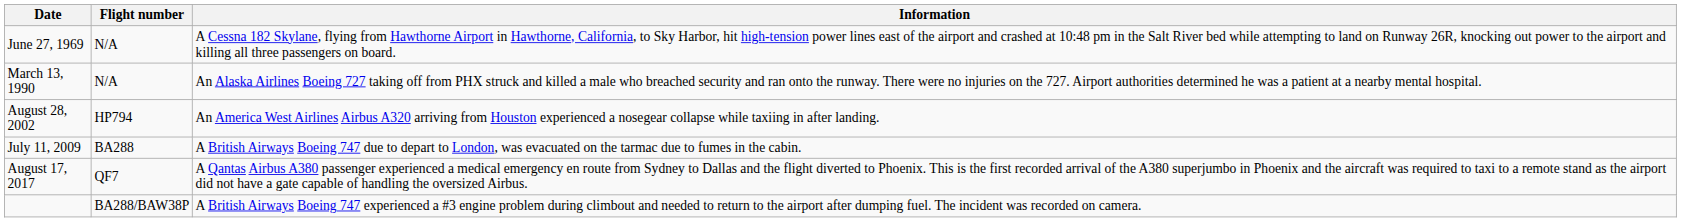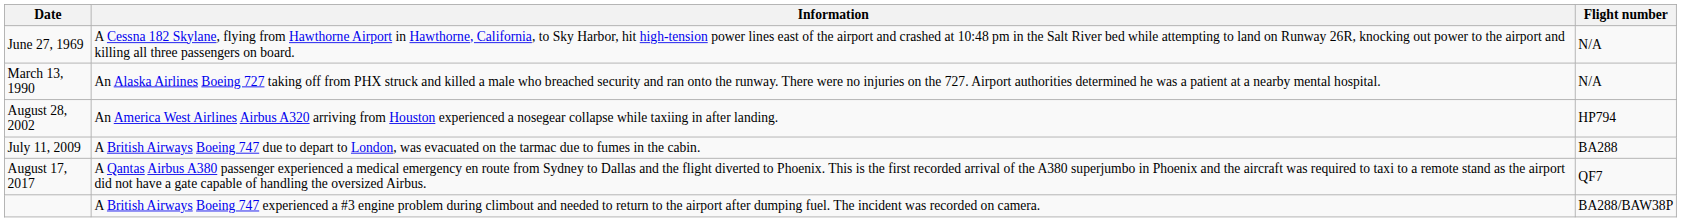columns swapped: (142, 15) <-> (934, 15)
